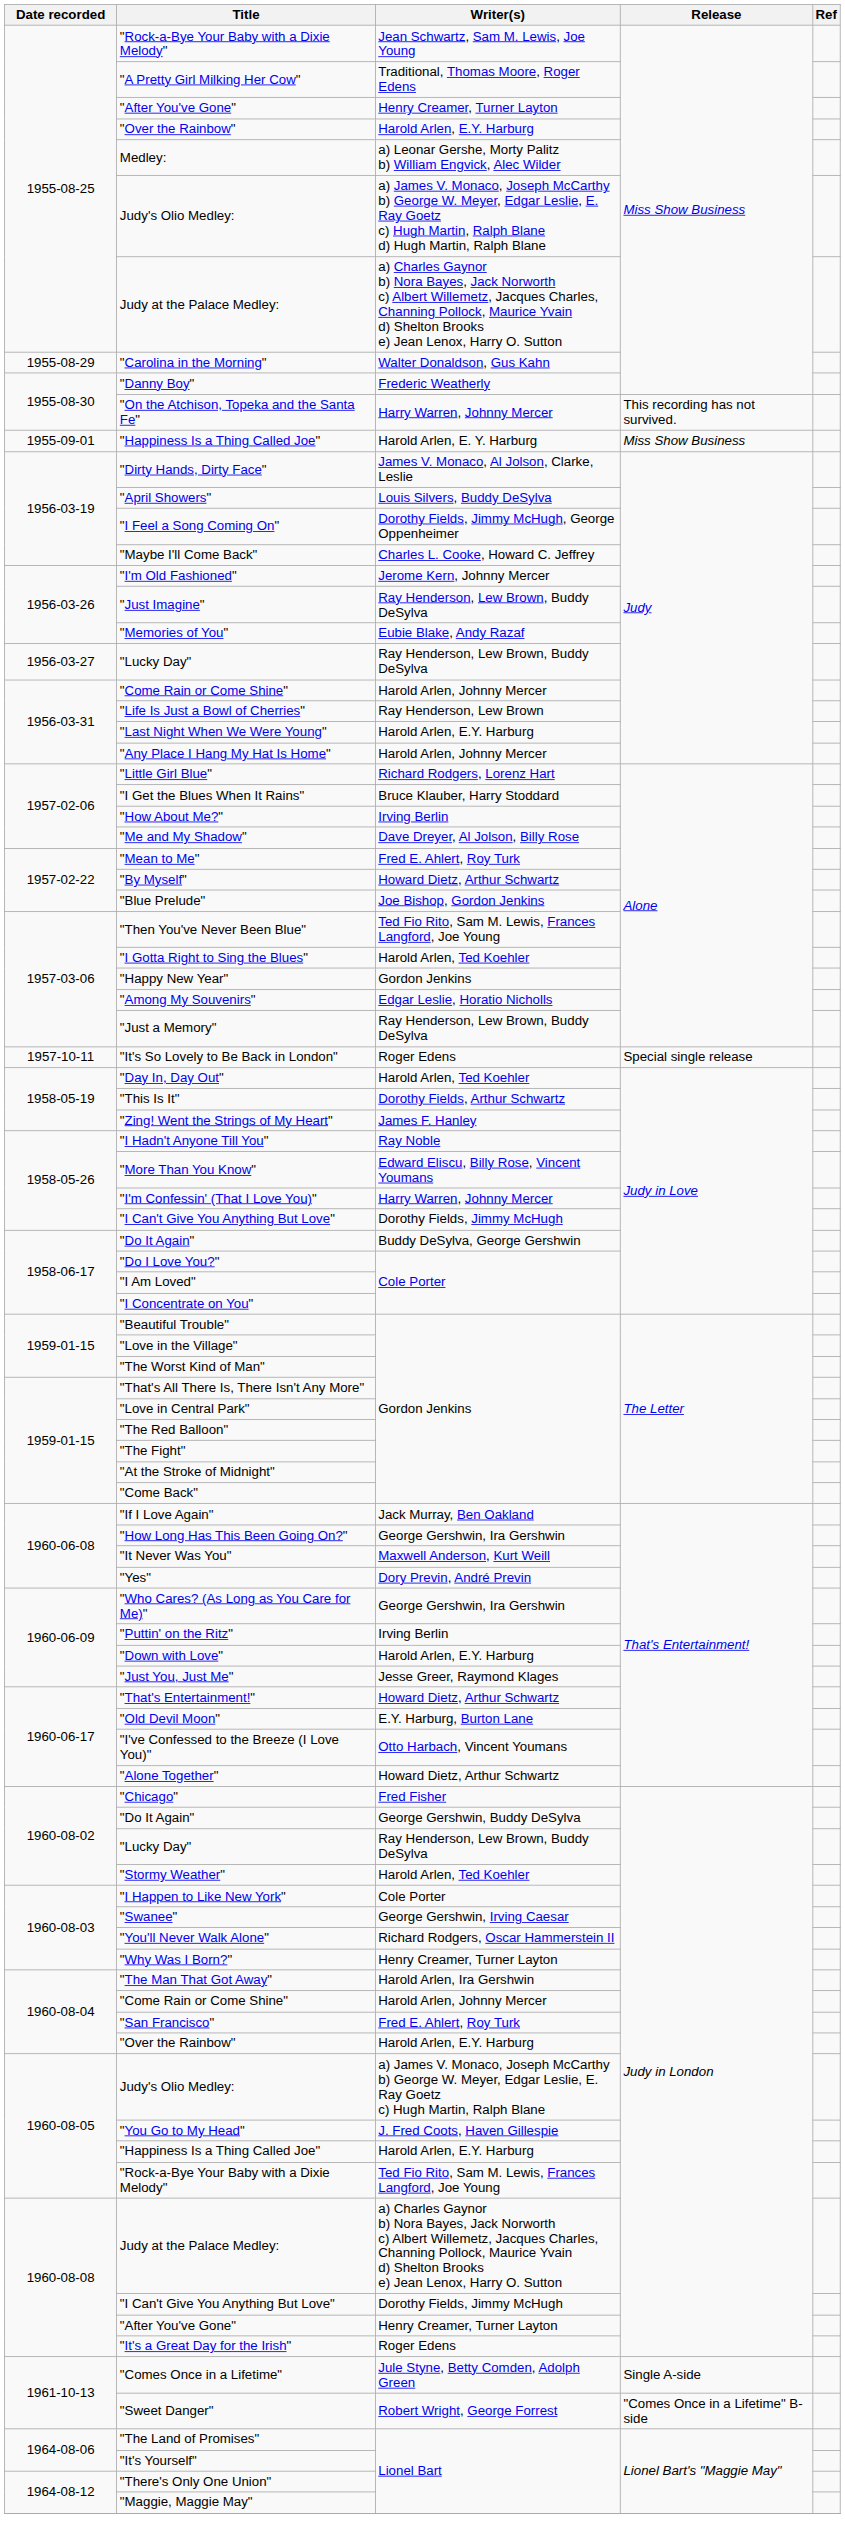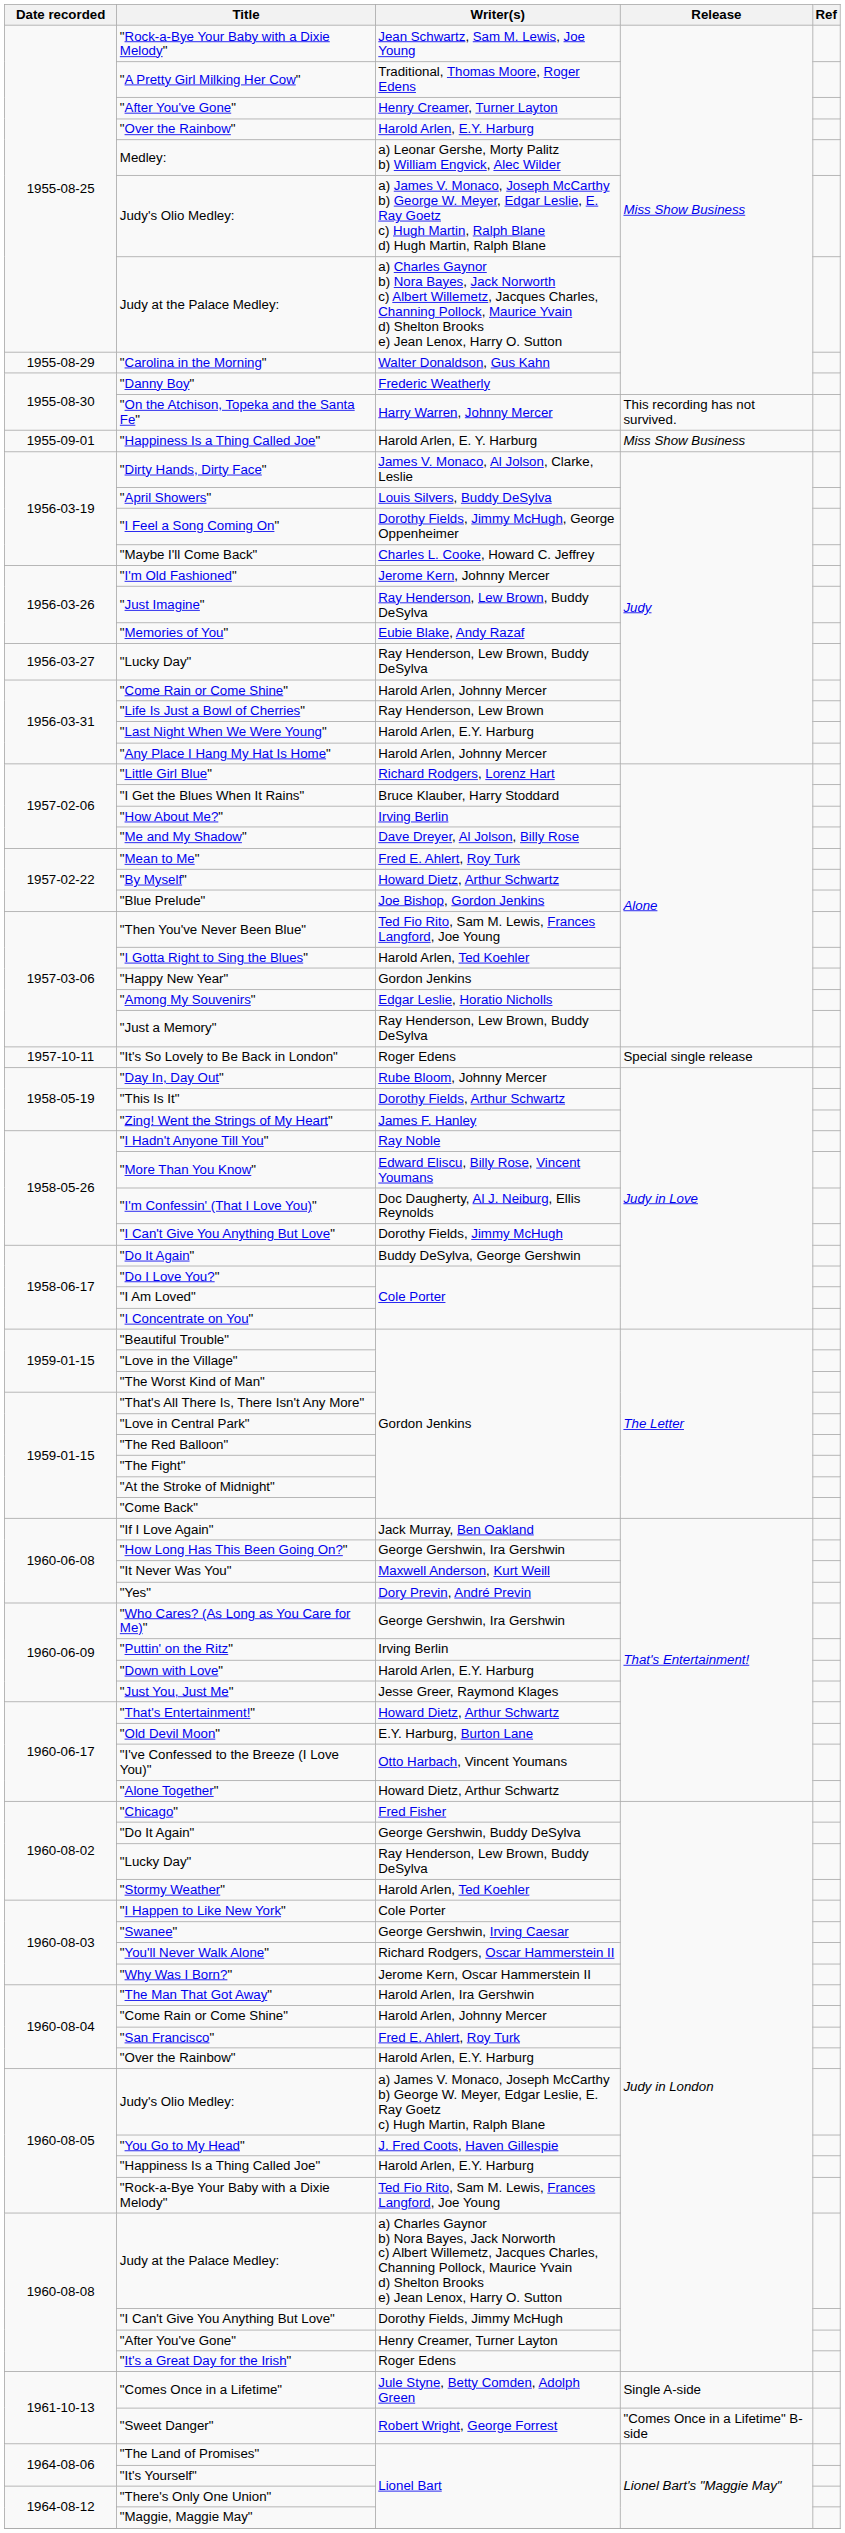(454, 1078) Harold Arlen, Ted Koehler -> (462, 1078) Rube Bloom, Johnny Mercer
(465, 1198) Harry Warren, Johnny Mercer -> (479, 1205) Doc Daugherty, Al J. Neiburg, Ellis Reynolds
(468, 1959) Henry Creamer, Turner Layton -> (485, 1974) Jerome Kern, Oscar Hammerstein II
